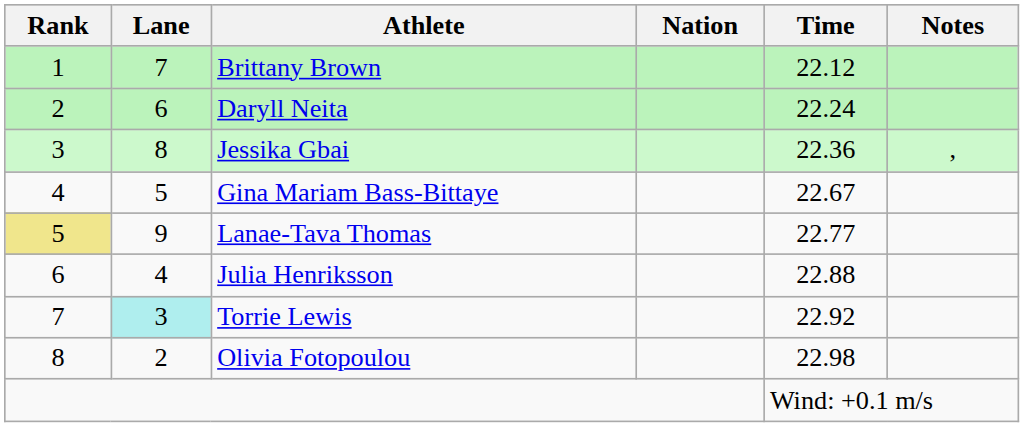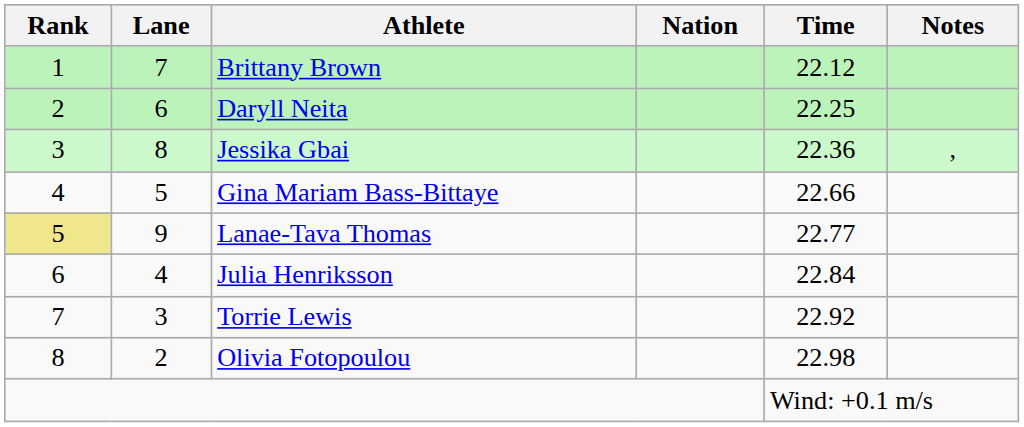(826, 108) 22.24 -> (826, 108) 22.25
(826, 191) 22.67 -> (826, 191) 22.66
(826, 274) 22.88 -> (826, 274) 22.84
(161, 316) paleturquoise background -> (161, 316) no background
